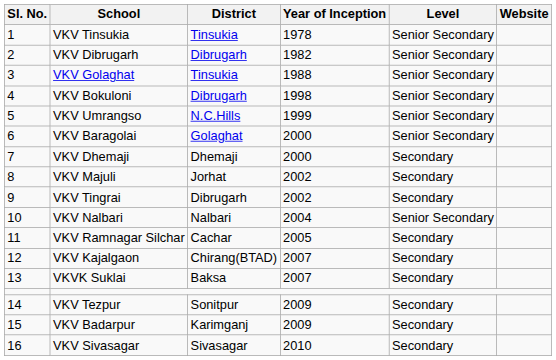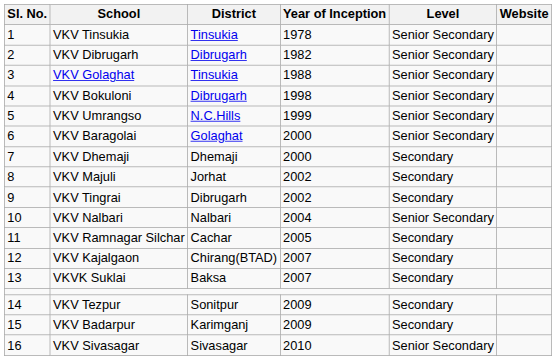(423, 345) Secondary -> (443, 345) Senior Secondary
